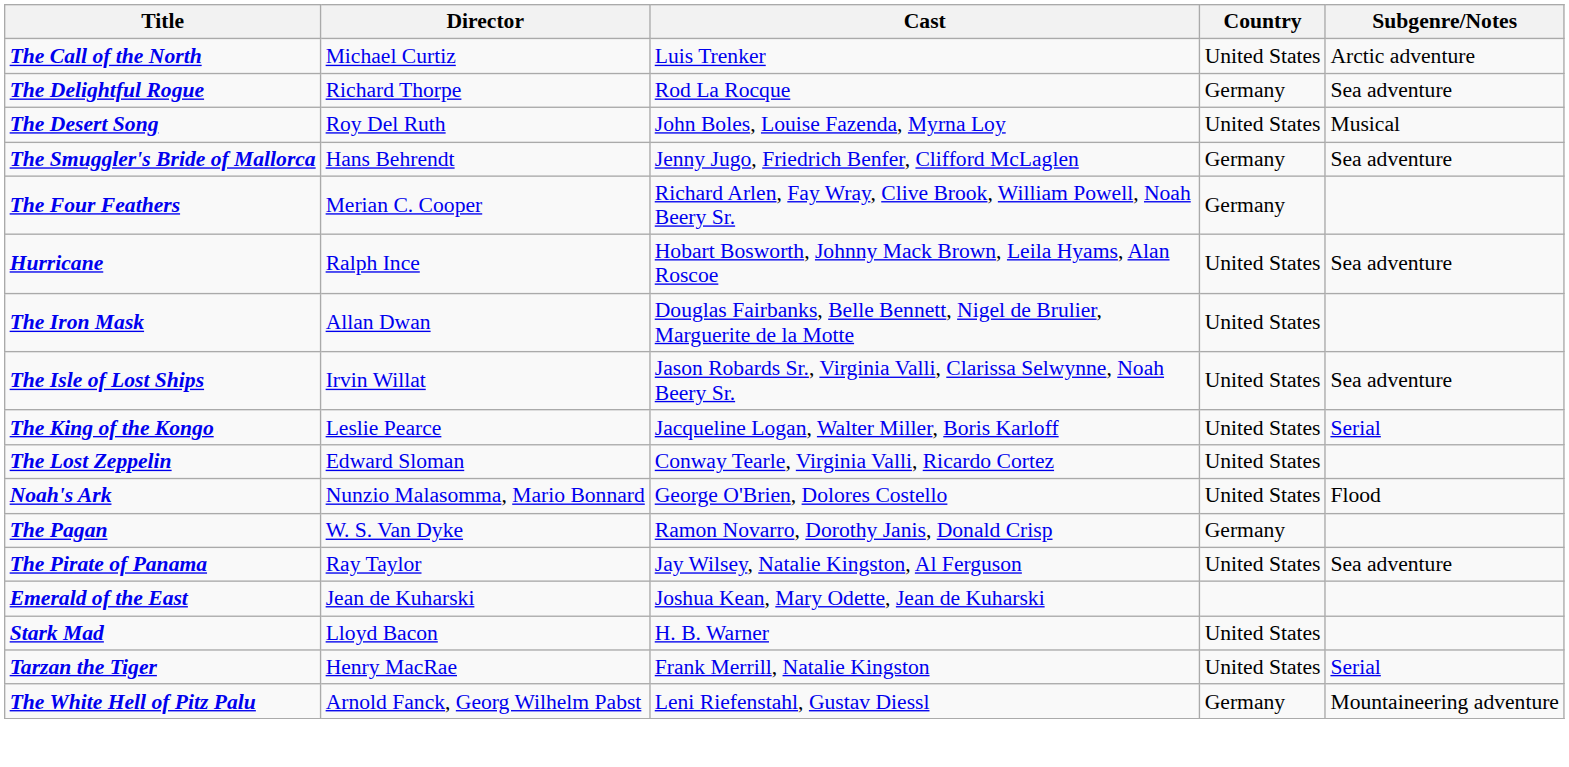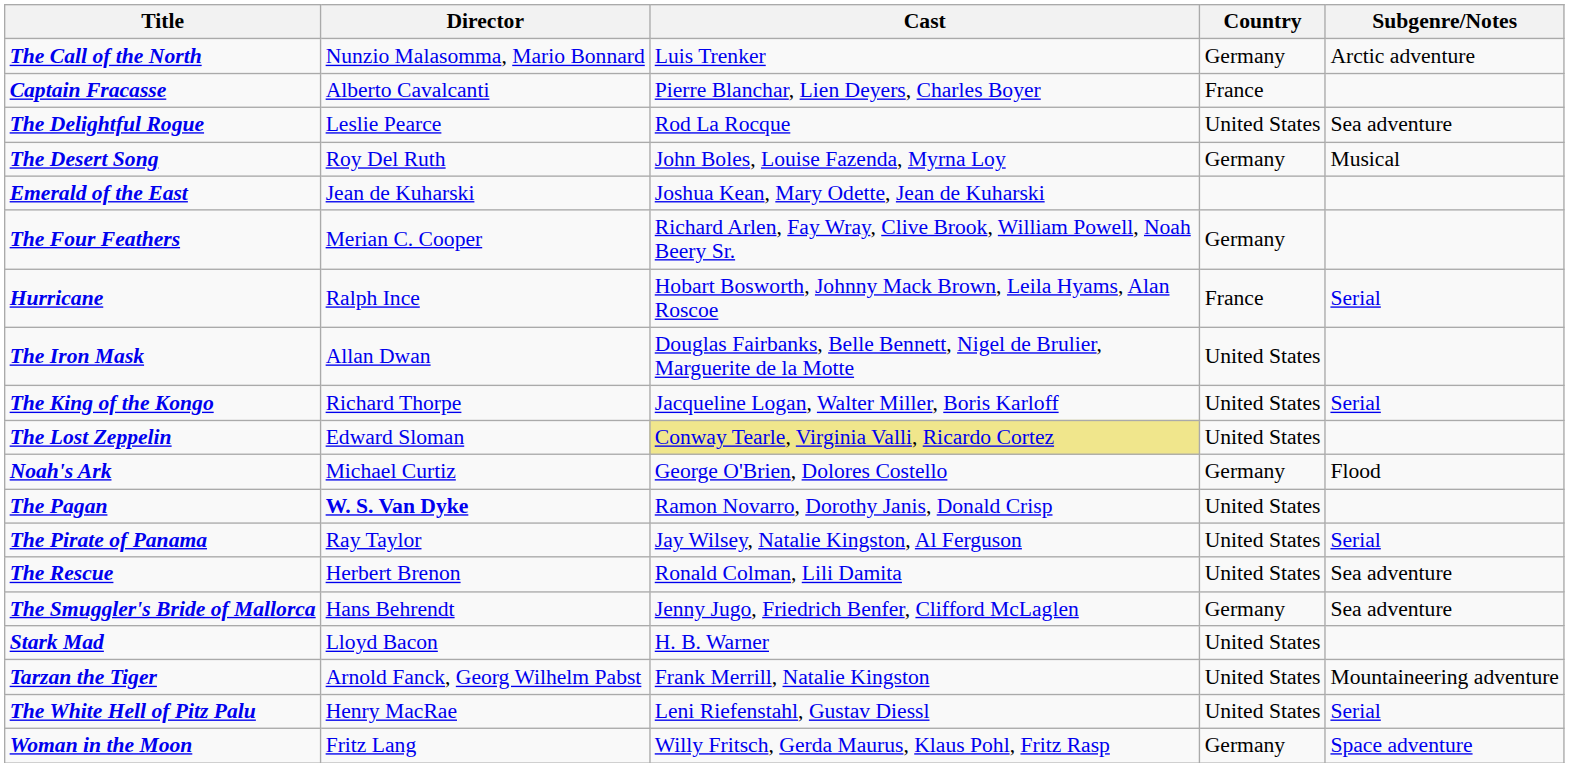(391, 55) Michael Curtiz -> (485, 55) Nunzio Malasomma, Mario Bonnard
(1263, 55) United States -> (1245, 55) Germany
+ row: (88, 90)
(394, 90) Richard Thorpe -> (384, 124) Leslie Pearce
(1245, 90) Germany -> (1263, 124) United States
(1263, 124) United States -> (1245, 158) Germany
rows swapped: (99, 598) <-> (163, 158)
(1263, 263) United States -> (1234, 297) France
(1391, 263) Sea adventure -> (1356, 297) Serial
- row: (107, 380)
(384, 427) Leslie Pearce -> (394, 402) Richard Thorpe
(854, 461) no background -> (854, 437) khaki background
(485, 495) Nunzio Malasomma, Mario Bonnard -> (391, 471) Michael Curtiz
(1263, 495) United States -> (1245, 471) Germany
(394, 529) normal -> (397, 505) bold
(1245, 529) Germany -> (1263, 505) United States
(1391, 564) Sea adventure -> (1356, 539) Serial
+ row: (62, 574)
(391, 666) Henry MacRae -> (483, 676) Arnold Fanck, Georg Wilhelm Pabst
(1356, 666) Serial -> (1445, 676) Mountaineering adventure
(483, 701) Arnold Fanck, Georg Wilhelm Pabst -> (391, 711) Henry MacRae
(1245, 701) Germany -> (1263, 711) United States
(1445, 701) Mountaineering adventure -> (1356, 711) Serial
+ row: (101, 745)
